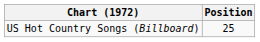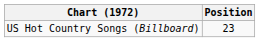(229, 29) 25 -> (229, 29) 23
